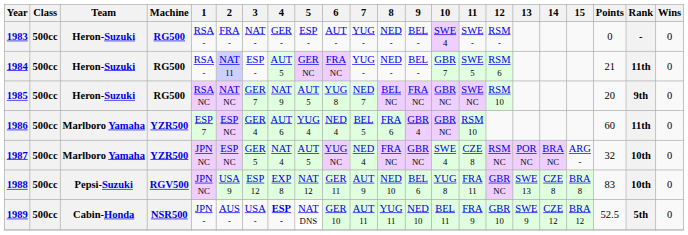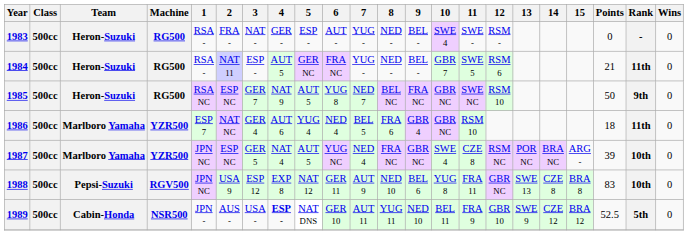(229, 96) NAT NC -> (229, 96) ESP NC
(610, 96) 20 -> (610, 96) 50
(229, 125) ESP NC -> (229, 125) NAT NC
(610, 125) 60 -> (610, 125) 18
(610, 155) 32 -> (610, 155) 39
